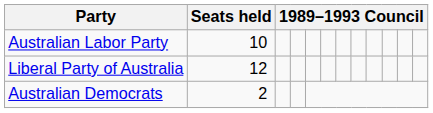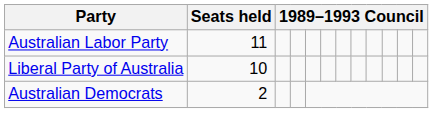(260, 42) 10 -> (261, 42) 11
(260, 68) 12 -> (260, 68) 10
